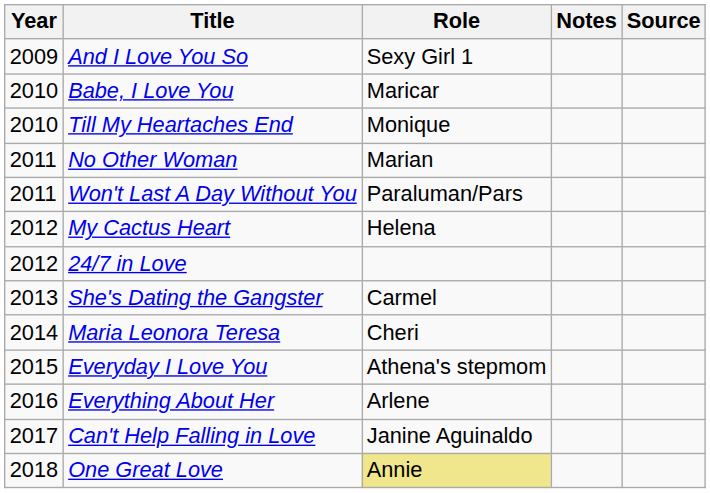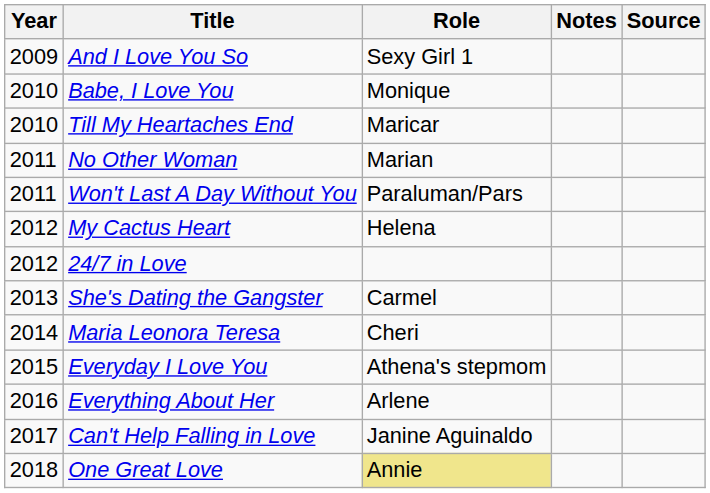(403, 90) Maricar -> (408, 90) Monique
(408, 125) Monique -> (403, 125) Maricar
